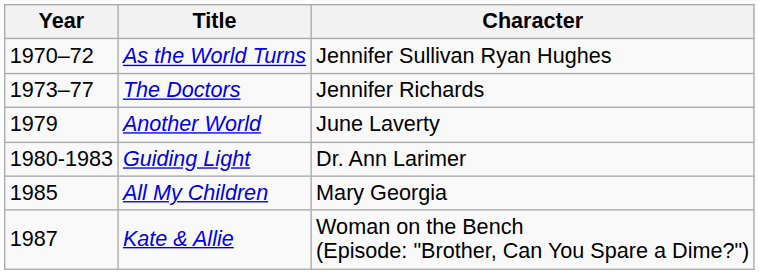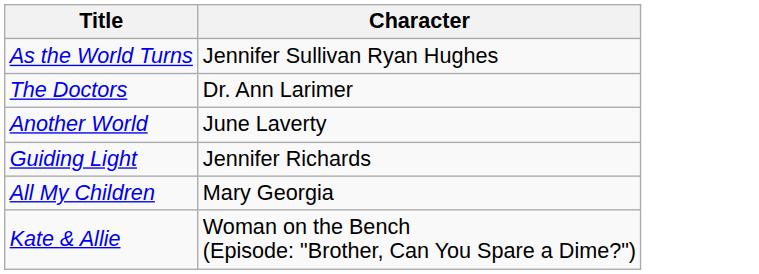- column: (61, 21)
(400, 90) Jennifer Richards -> (278, 90) Dr. Ann Larimer
(391, 158) Dr. Ann Larimer -> (287, 158) Jennifer Richards
